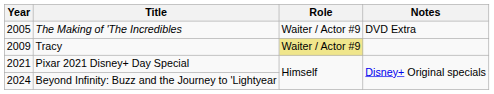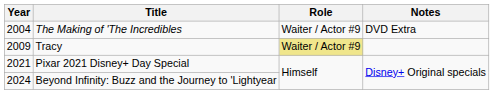(19, 30) 2005 -> (19, 30) 2004
